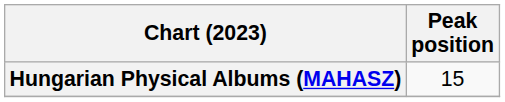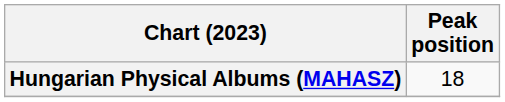(453, 79) 15 -> (453, 79) 18
